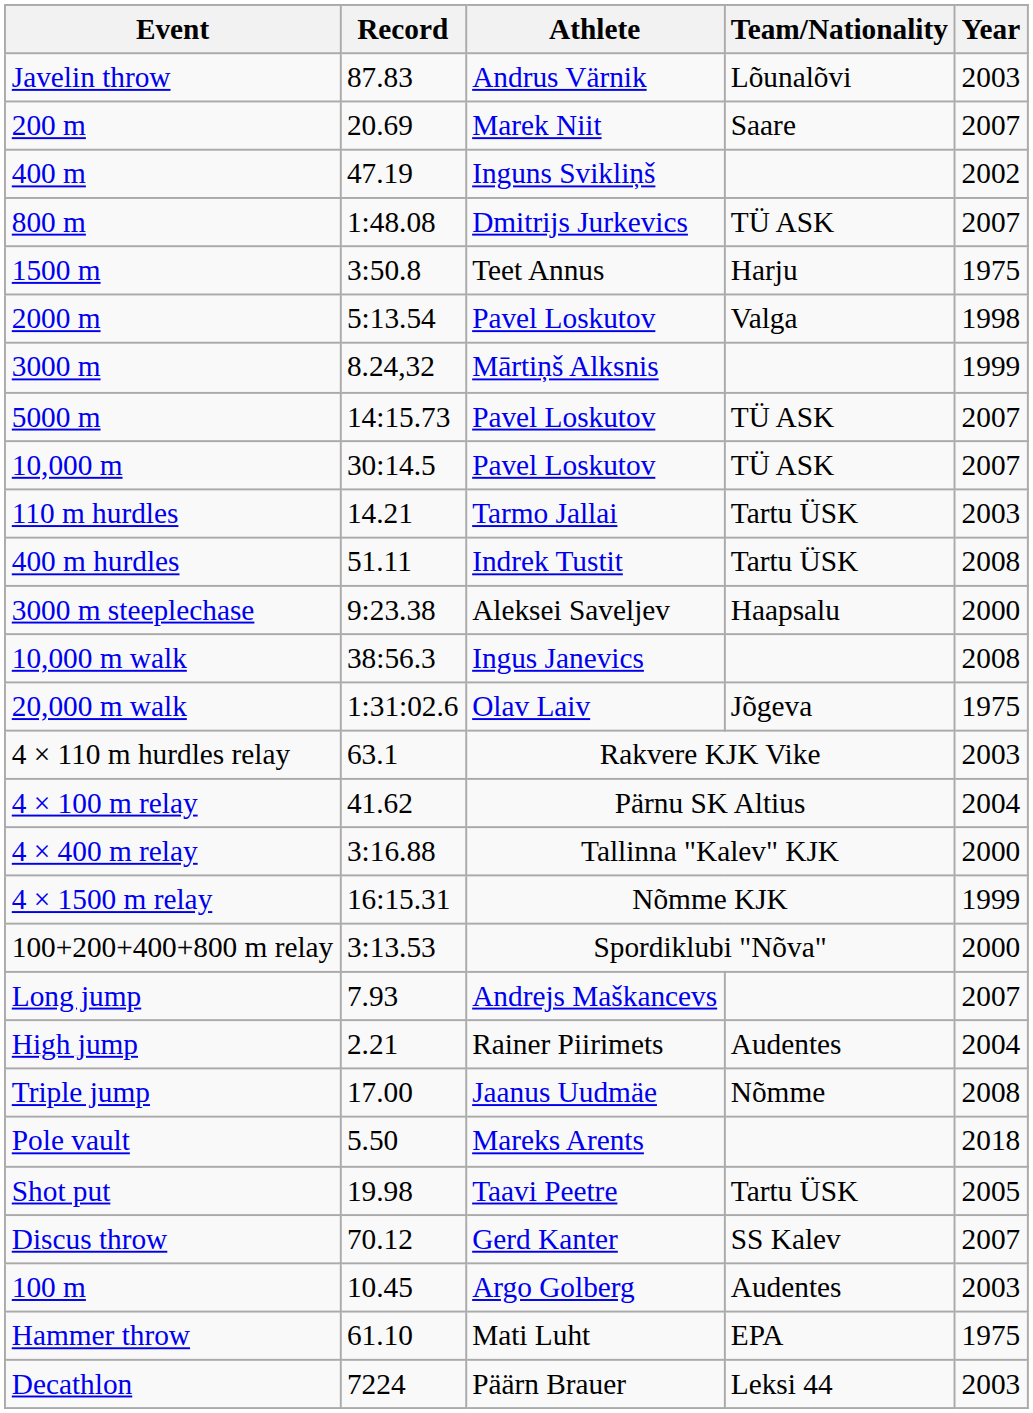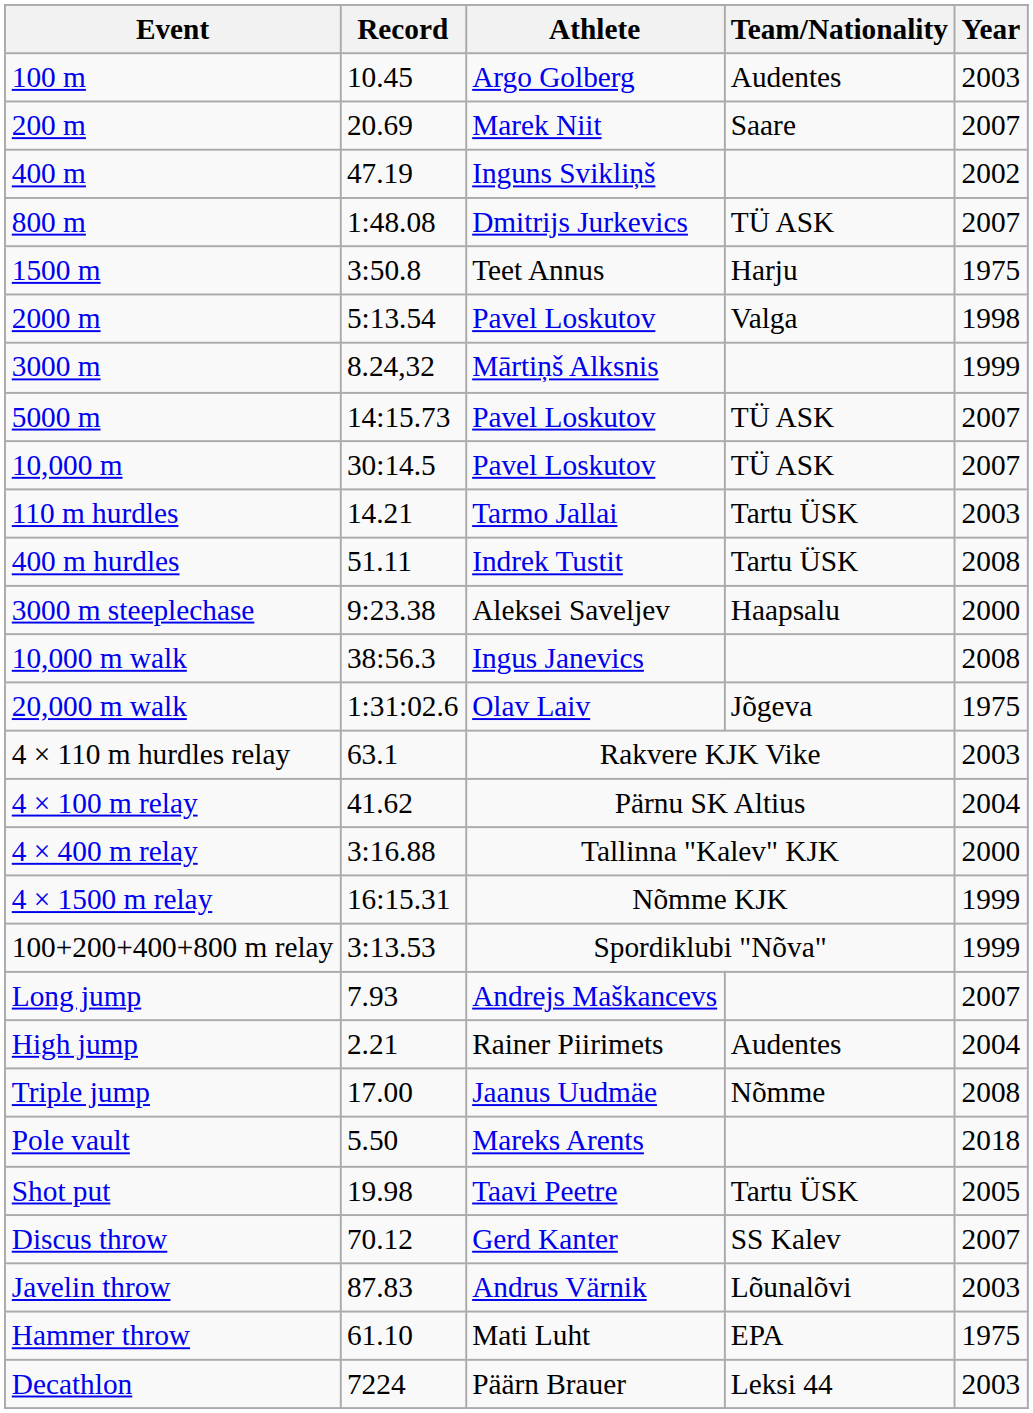rows swapped: (49, 1286) <-> (91, 77)
(991, 947) 2000 -> (991, 947) 1999
